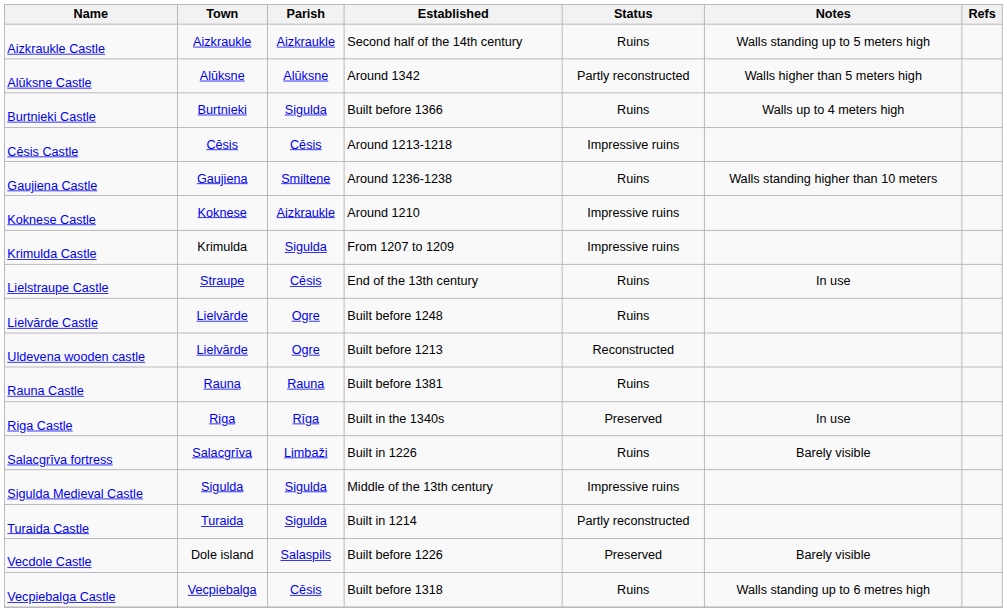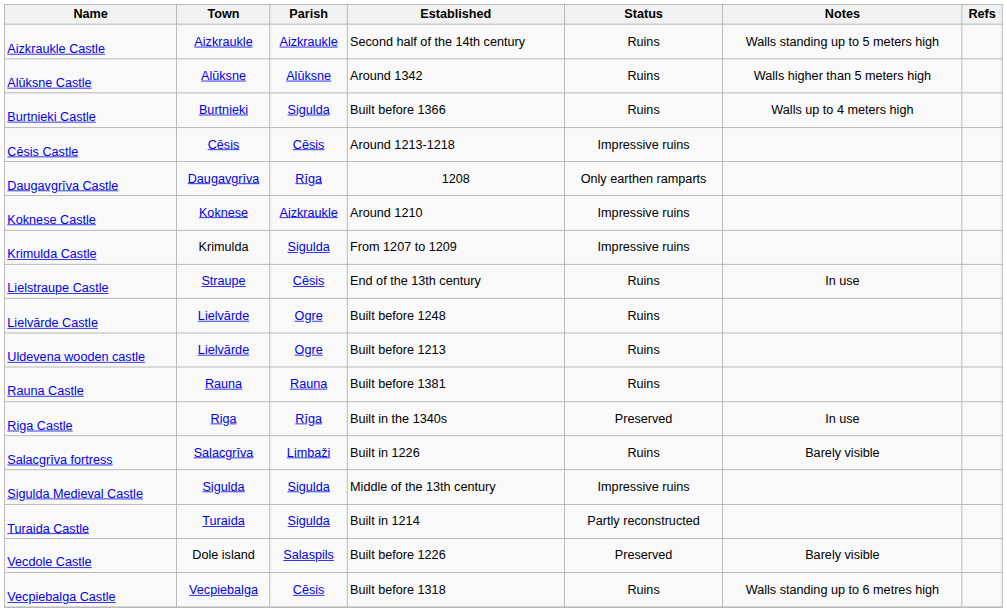(633, 75) Partly reconstructed -> (644, 75) Ruins
+ row: (63, 185)
- row: (52, 185)
(633, 350) Reconstructed -> (644, 350) Ruins
